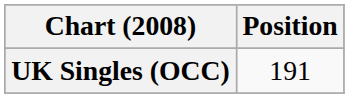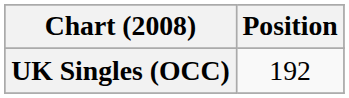(290, 70) 191 -> (290, 70) 192
